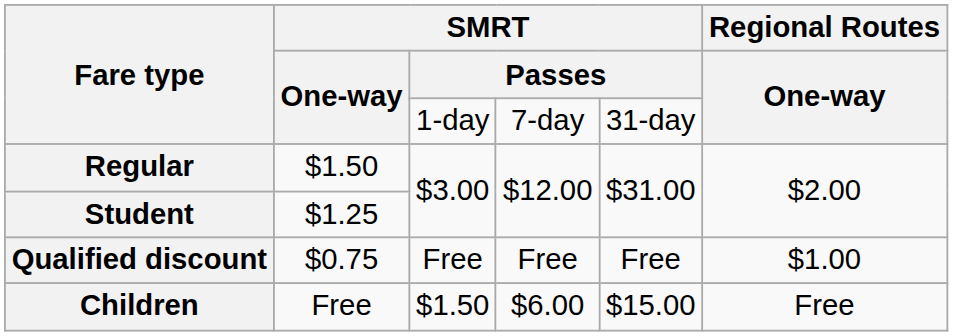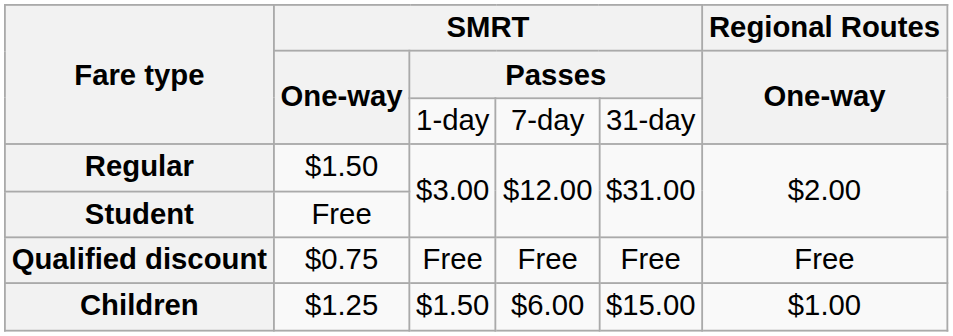(342, 213) $1.25 -> (342, 213) Free
(824, 259) $1.00 -> (824, 259) Free
(342, 306) Free -> (342, 306) $1.25
(824, 306) Free -> (824, 306) $1.00
